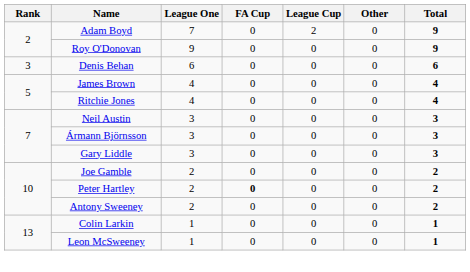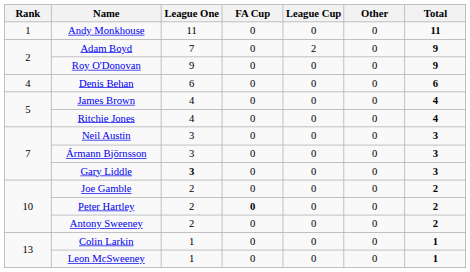+ row: (106, 31)
(28, 66) 3 -> (28, 83) 4
(192, 153) normal -> (192, 171) bold
